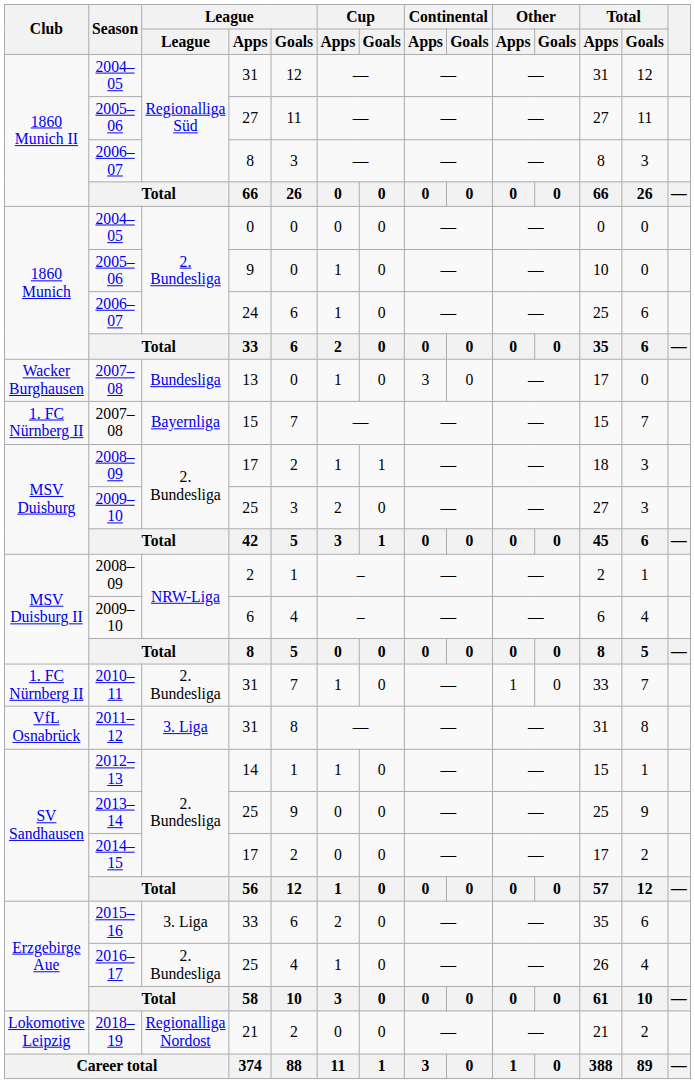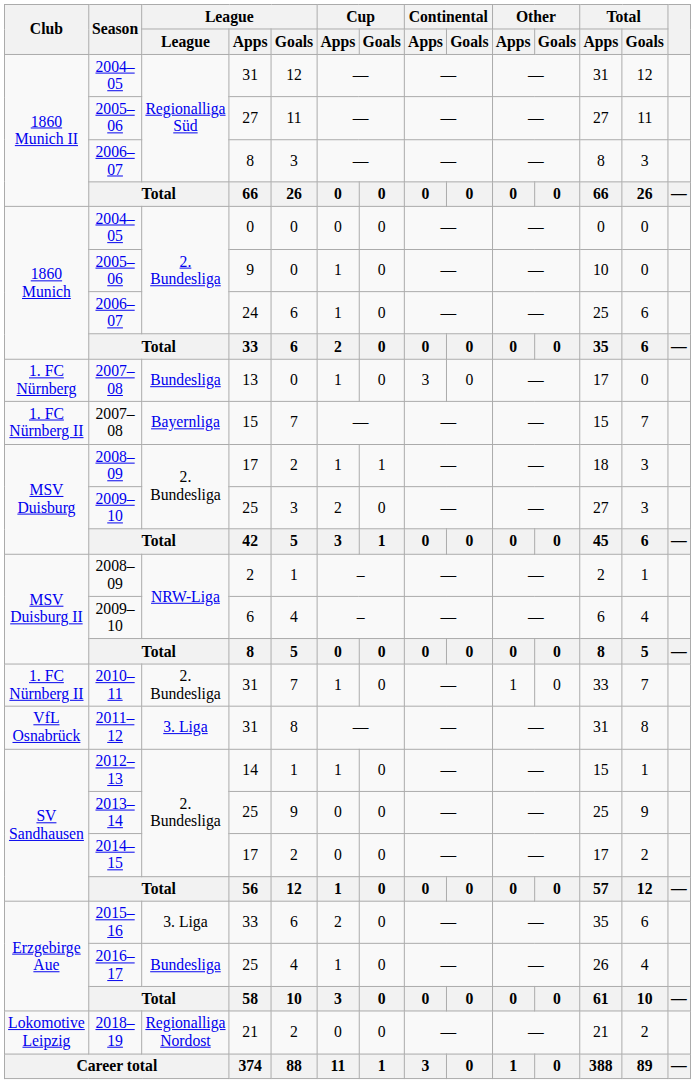(46, 380) Wacker Burghausen -> (46, 380) 1. FC Nürnberg
(185, 964) 2. Bundesliga -> (185, 964) Bundesliga
